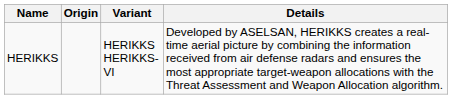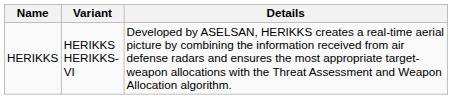- column: (81, 13)
